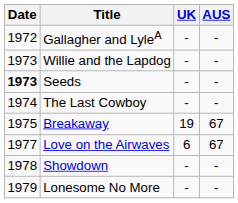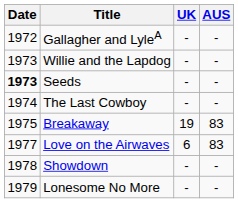(216, 123) 67 -> (216, 123) 83
(216, 144) 67 -> (216, 144) 83
